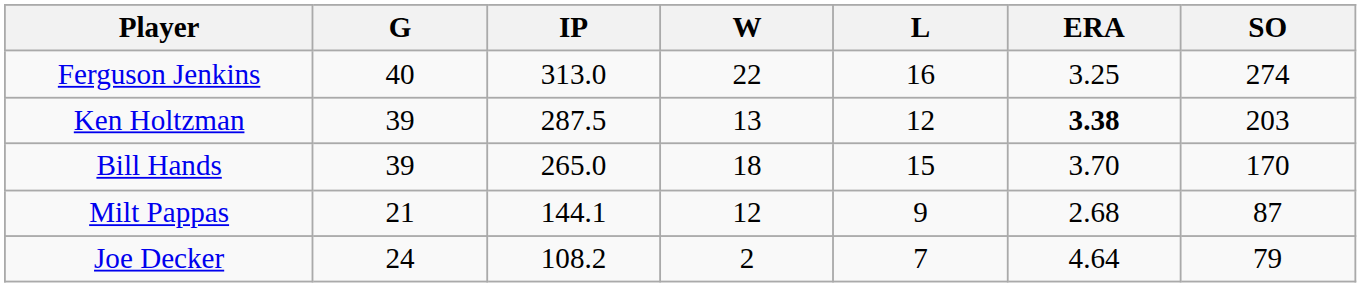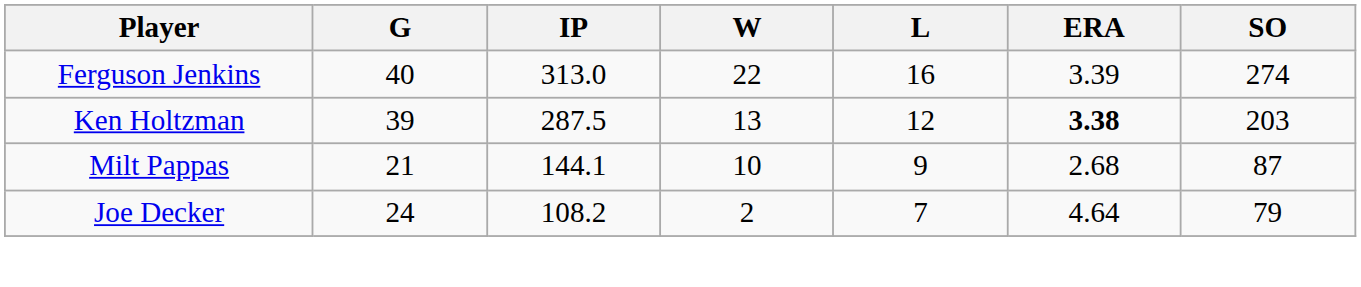(1094, 73) 3.25 -> (1094, 73) 3.39
- row: (159, 166)
(747, 212) 12 -> (747, 166) 10
